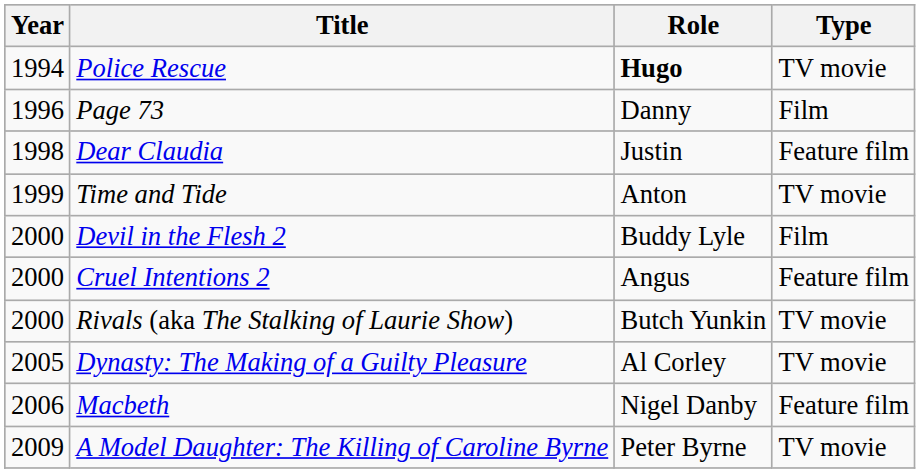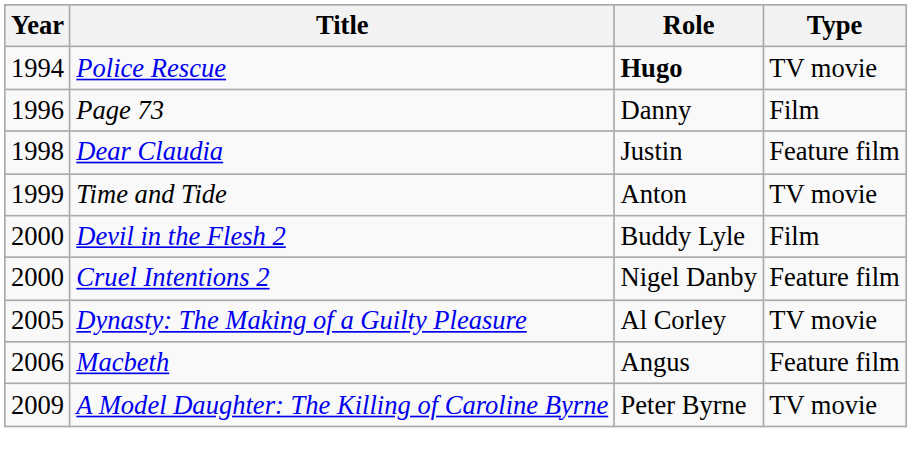(655, 278) Angus -> (689, 278) Nigel Danby
- row: (295, 320)
(689, 404) Nigel Danby -> (655, 362) Angus
